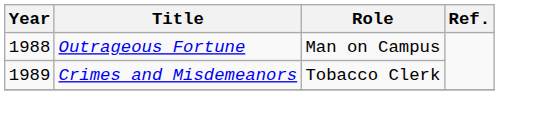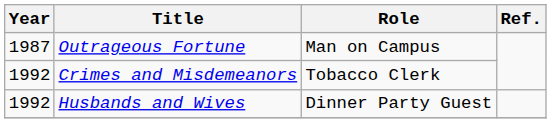(30, 47) 1988 -> (30, 47) 1987
(30, 75) 1989 -> (30, 75) 1992
+ row: (152, 103)
